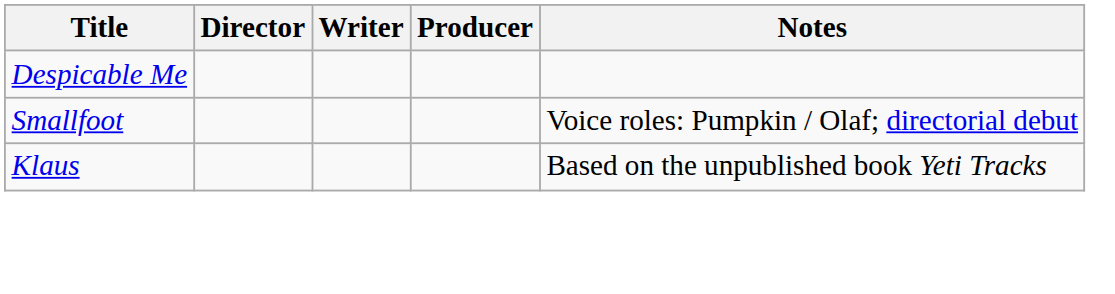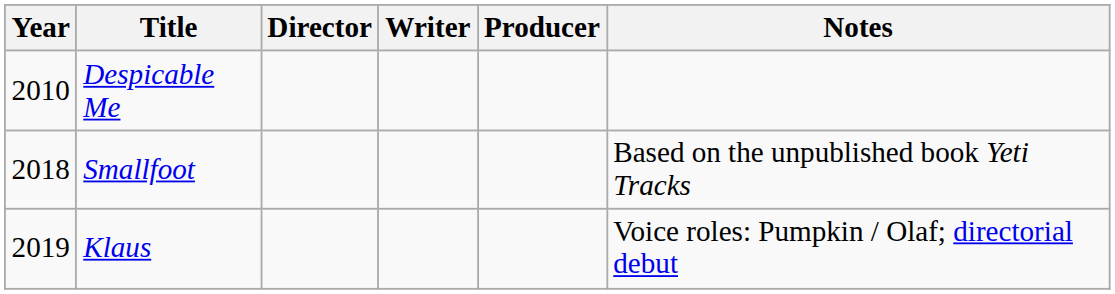+ column: (41, 27)
(812, 119) Voice roles: Pumpkin / Olaf; directorial debut -> (821, 169) Based on the unpublished book Yeti Tracks
(797, 166) Based on the unpublished book Yeti Tracks -> (843, 248) Voice roles: Pumpkin / Olaf; directorial debut
